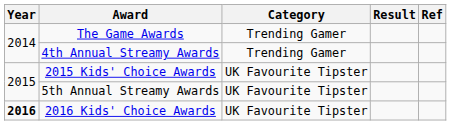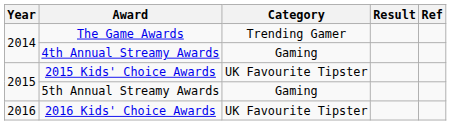(296, 53) Trending Gamer -> (296, 53) Gaming
(296, 91) UK Favourite Tipster -> (296, 91) Gaming
(22, 110) bold -> (22, 110) normal
